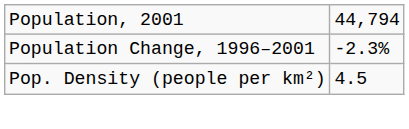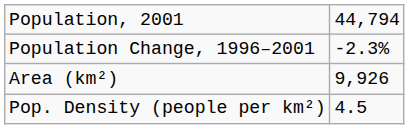+ row: (64, 79)
